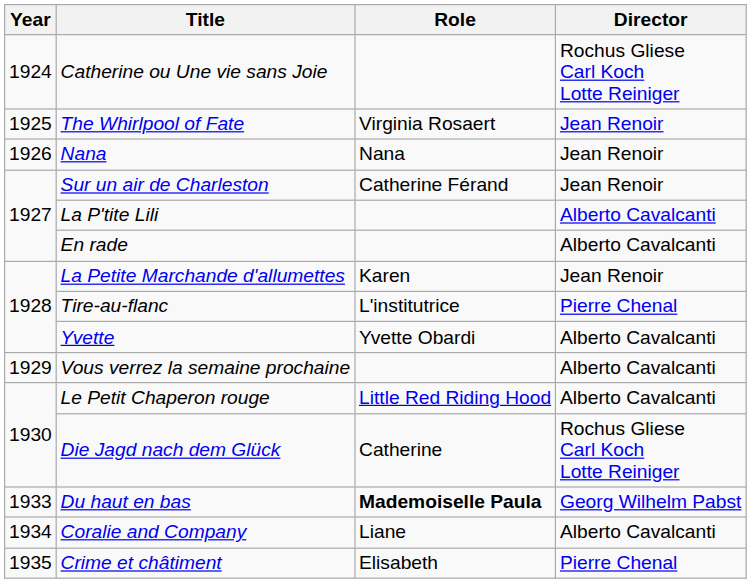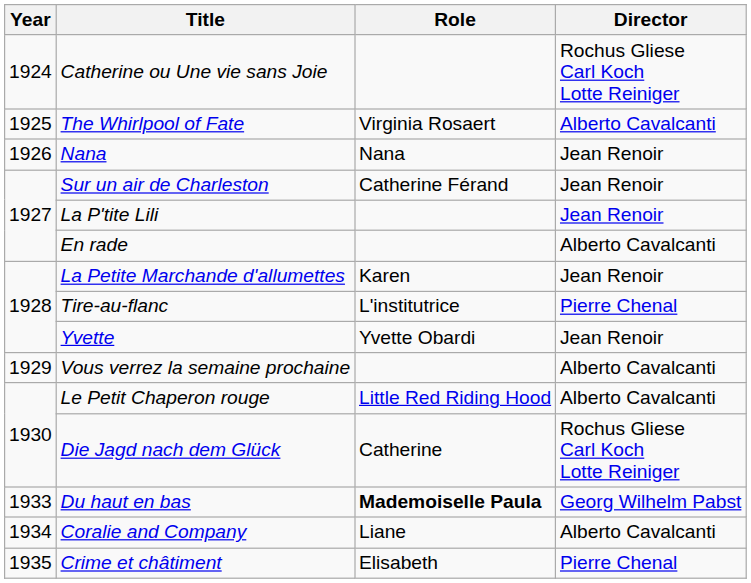(612, 123) Jean Renoir -> (638, 123) Alberto Cavalcanti
(638, 215) Alberto Cavalcanti -> (612, 215) Jean Renoir
(638, 336) Alberto Cavalcanti -> (612, 336) Jean Renoir
